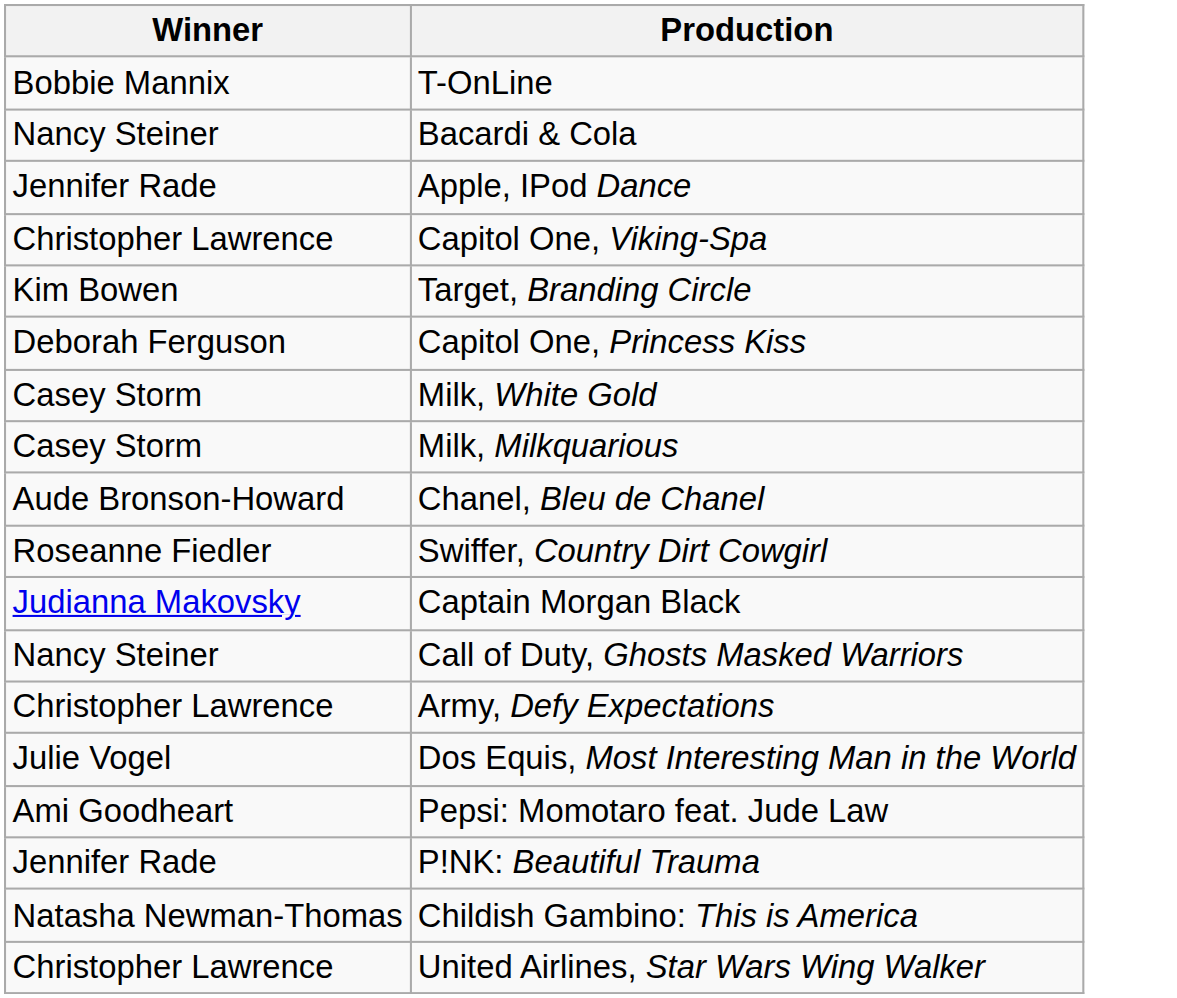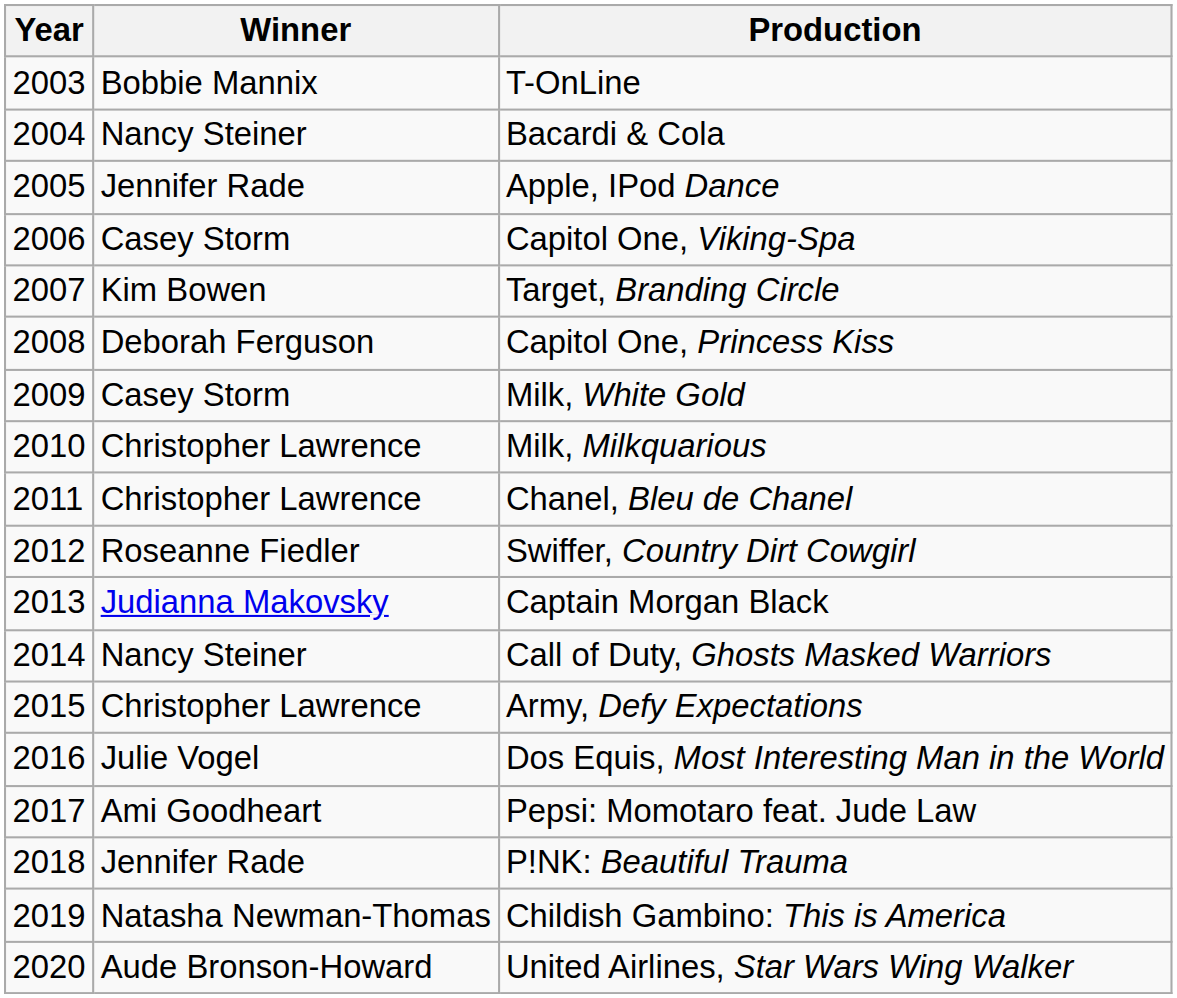+ column: (49, 30)
(173, 238) Christopher Lawrence -> (195, 238) Casey Storm
(107, 446) Casey Storm -> (261, 446) Christopher Lawrence
(179, 498) Aude Bronson-Howard -> (261, 498) Christopher Lawrence
(173, 966) Christopher Lawrence -> (267, 966) Aude Bronson-Howard
